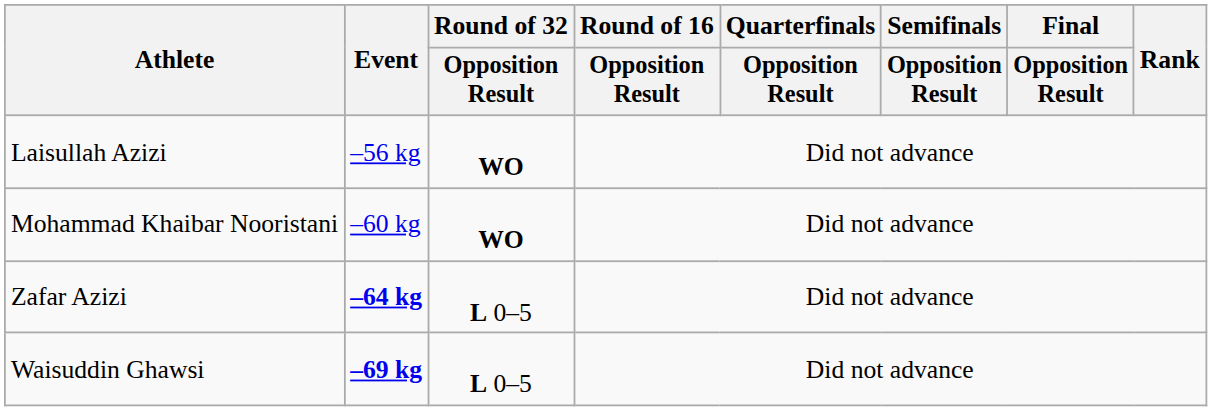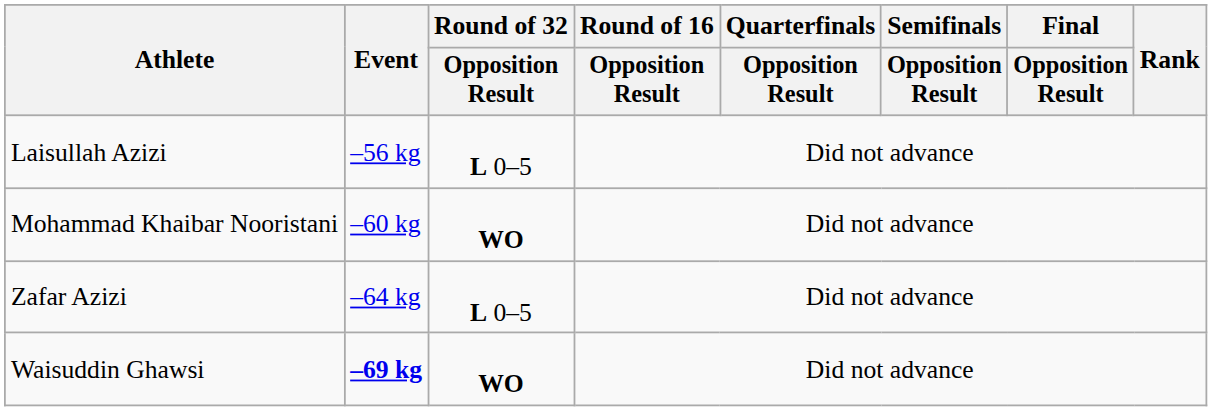(501, 167) WO -> (501, 167) L 0–5
(386, 296) bold -> (385, 296) normal
(501, 384) L 0–5 -> (501, 384) WO
